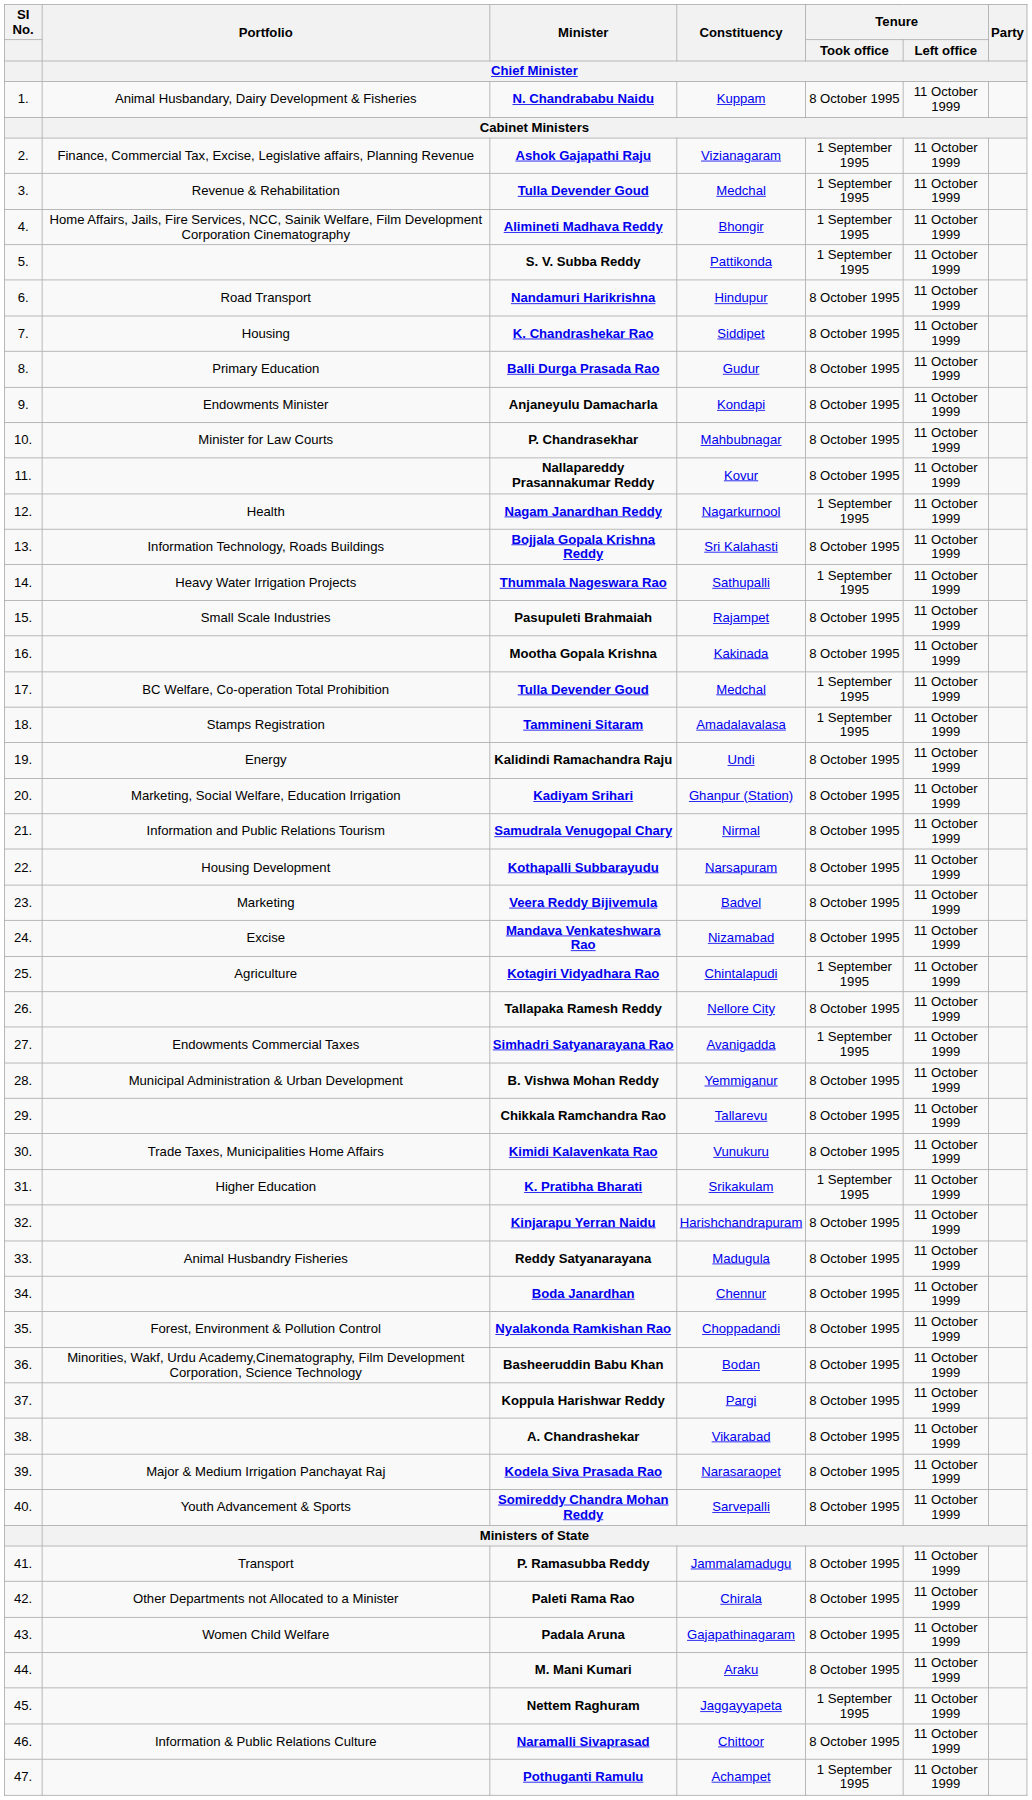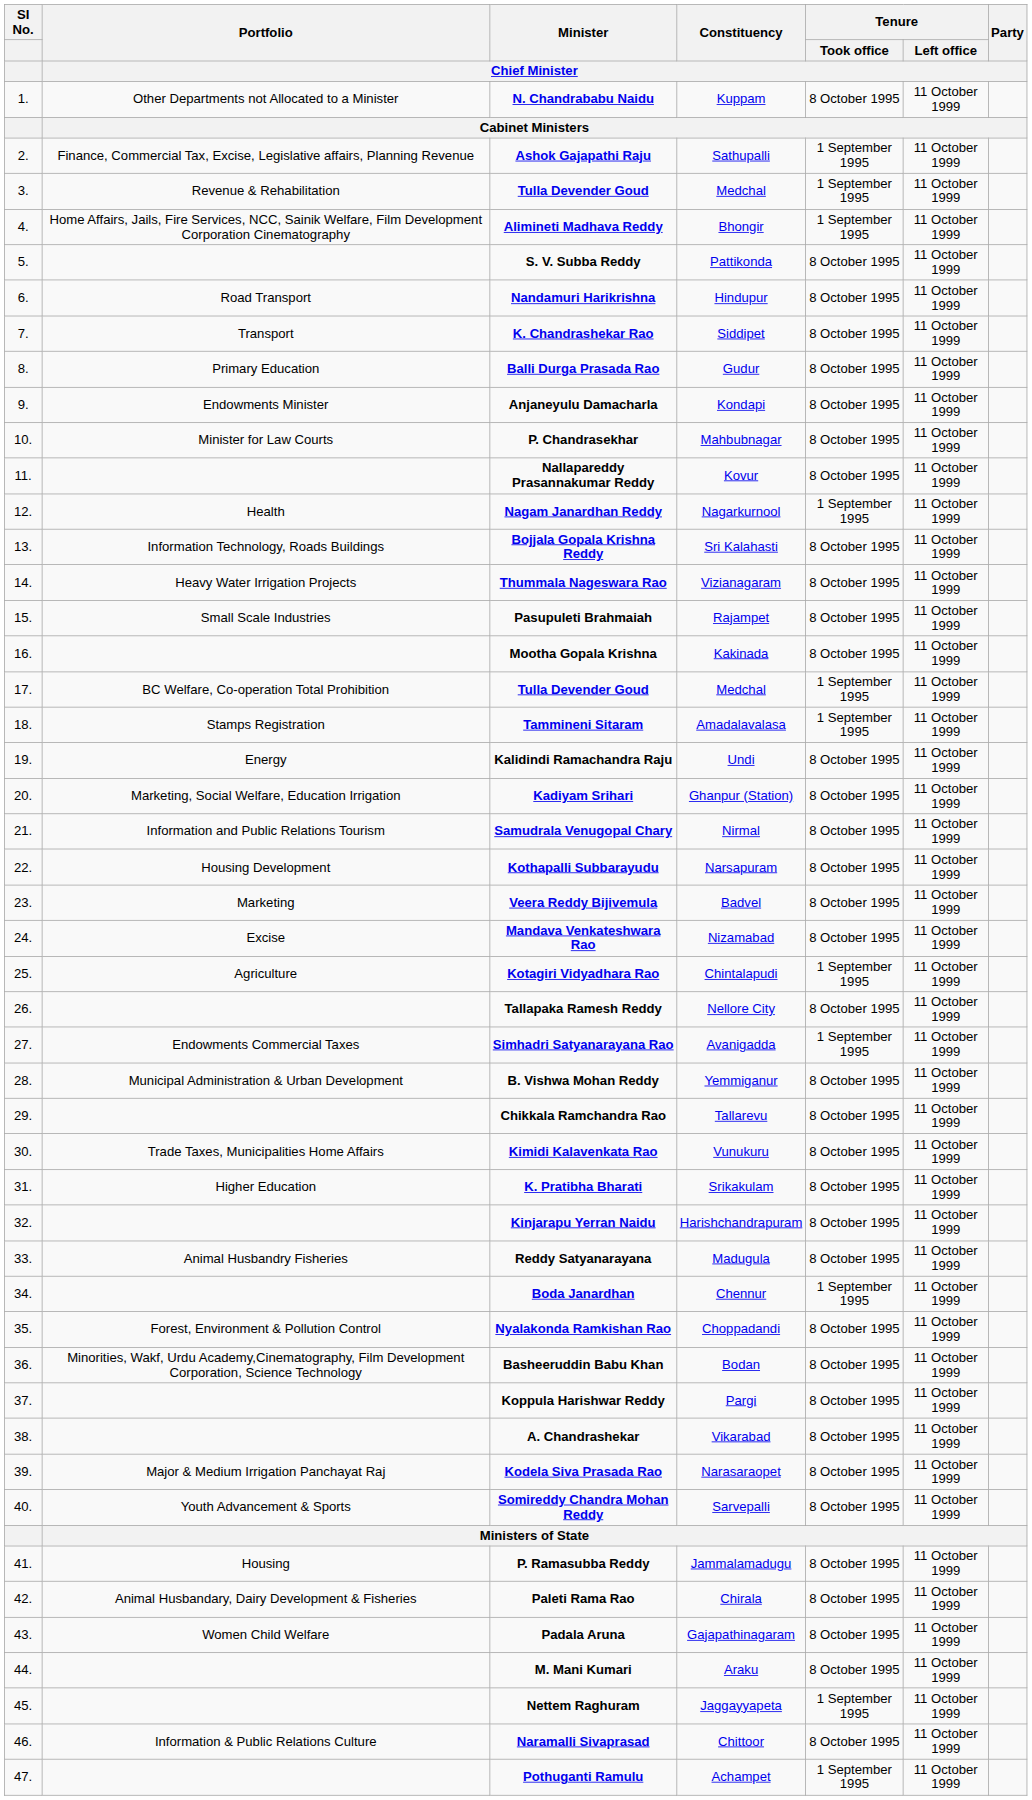(266, 99) Animal Husbandary, Dairy Development & Fisheries -> (266, 99) Other Departments not Allocated to a Minister
(741, 155) Vizianagaram -> (741, 155) Sathupalli
(854, 262) 1 September 1995 -> (854, 262) 8 October 1995
(266, 333) Housing -> (266, 333) Transport
(741, 582) Sathupalli -> (741, 582) Vizianagaram
(854, 582) 1 September 1995 -> (854, 582) 8 October 1995
(854, 1187) 1 September 1995 -> (854, 1187) 8 October 1995
(854, 1294) 8 October 1995 -> (854, 1294) 1 September 1995
(266, 1563) Transport -> (266, 1563) Housing
(266, 1599) Other Departments not Allocated to a Minister -> (266, 1599) Animal Husbandary, Dairy Development & Fisheries
